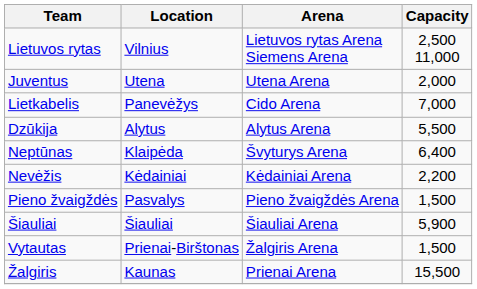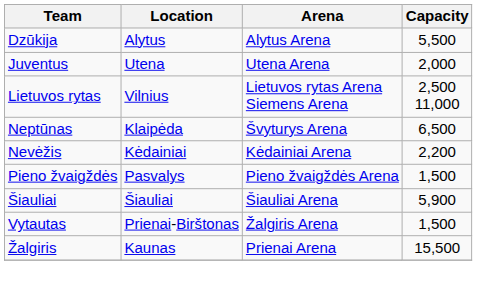rows swapped: (33, 128) <-> (54, 48)
- row: (43, 104)
(437, 152) 6,400 -> (437, 128) 6,500
